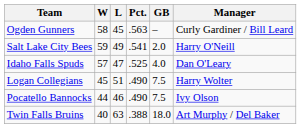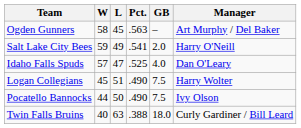(235, 30) Curly Gardiner / Bill Leard -> (228, 30) Art Murphy / Del Baker
(118, 98) 46 -> (118, 98) 50
(228, 115) Art Murphy / Del Baker -> (235, 115) Curly Gardiner / Bill Leard
